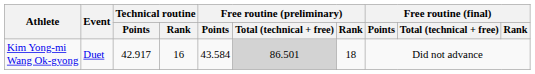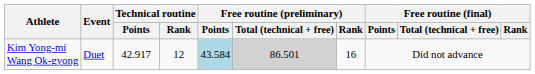(179, 54) 16 -> (179, 54) 12
(215, 54) no background -> (215, 54) lightblue background
(351, 54) 18 -> (351, 54) 16
